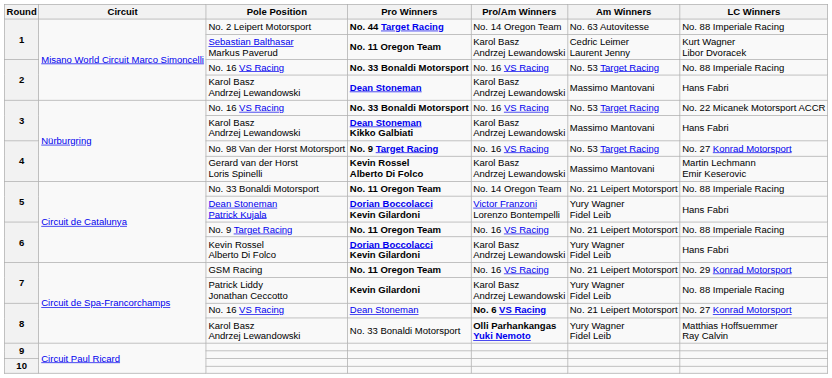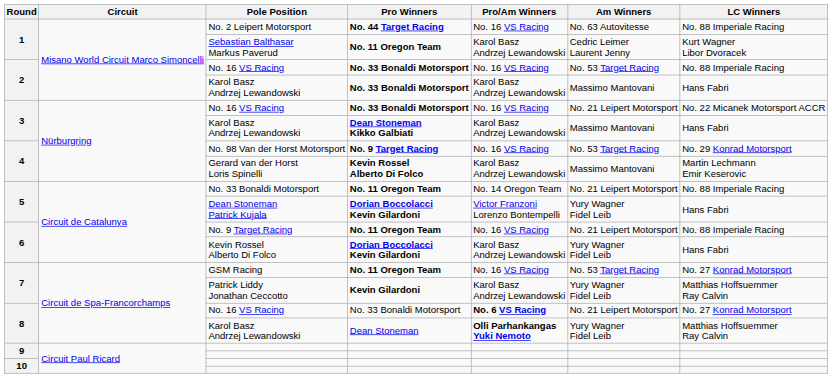(517, 26) No. 14 Oregon Team -> (511, 26) No. 16 VS Racing
(386, 87) Dean Stoneman -> (409, 87) No. 33 Bonaldi Motorsport
(614, 107) No. 53 Target Racing -> (624, 107) No. 21 Leipert Motorsport
(737, 148) No. 27 Konrad Motorsport -> (737, 148) No. 29 Konrad Motorsport
(624, 270) No. 21 Leipert Motorsport -> (614, 270) No. 53 Target Racing
(737, 270) No. 29 Konrad Motorsport -> (737, 270) No. 27 Konrad Motorsport
(733, 290) No. 88 Imperiale Racing -> (730, 290) Matthias Hoffsuemmer Ray Calvin
(384, 310) Dean Stoneman -> (405, 310) No. 33 Bonaldi Motorsport
(405, 330) No. 33 Bonaldi Motorsport -> (384, 330) Dean Stoneman
